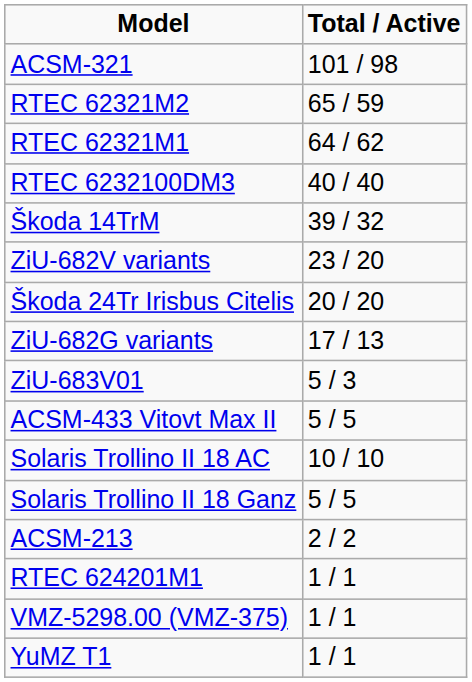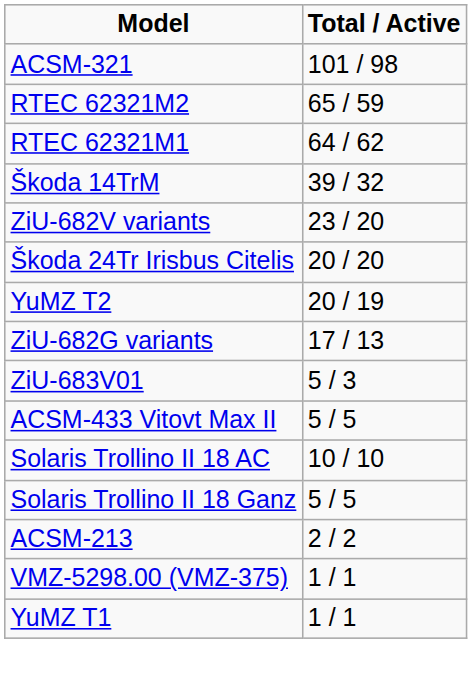- row: (123, 182)
+ row: (61, 301)
- row: (107, 578)
